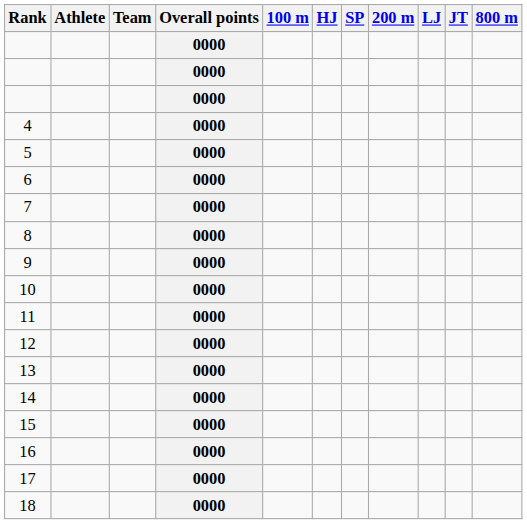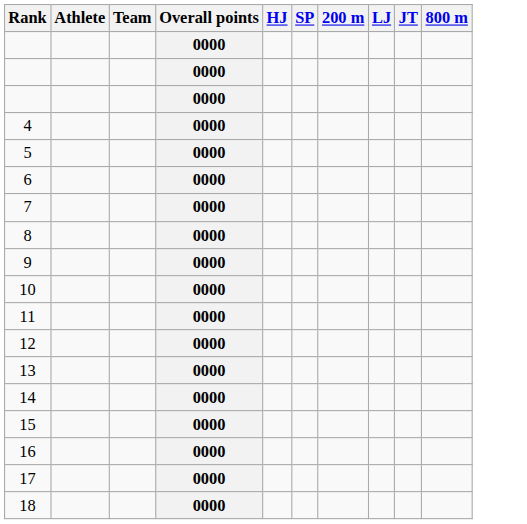- column: (288, 18)
